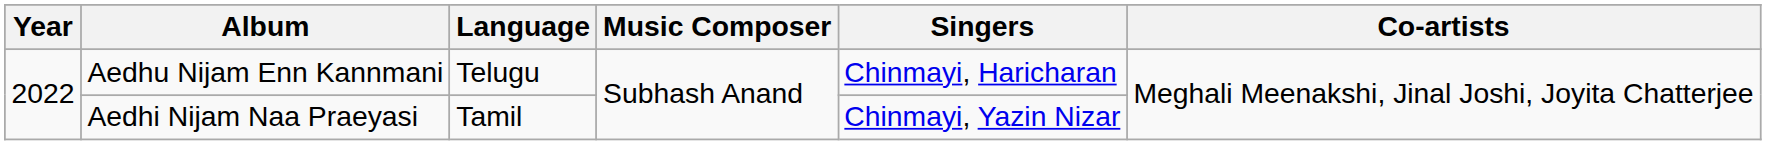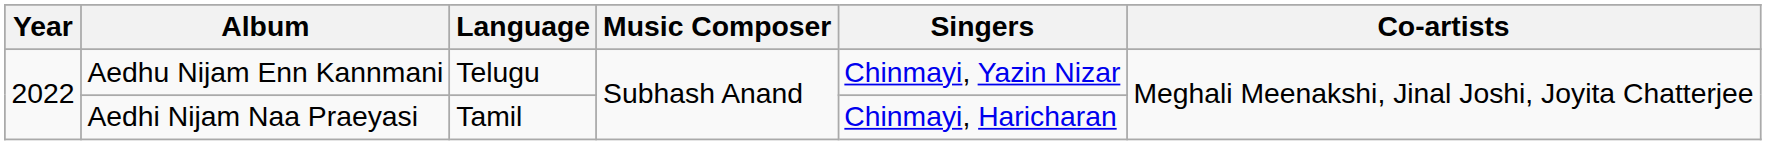(981, 71) Chinmayi, Haricharan -> (982, 71) Chinmayi, Yazin Nizar
(982, 116) Chinmayi, Yazin Nizar -> (981, 116) Chinmayi, Haricharan
